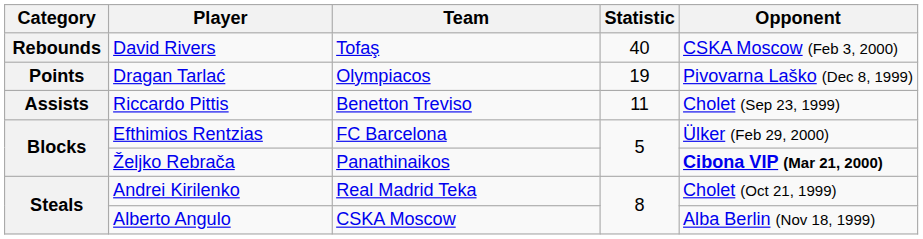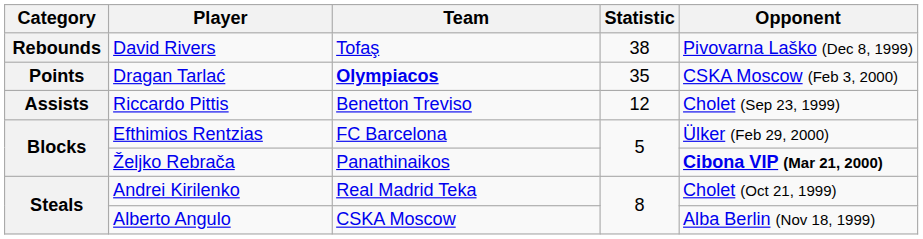(640, 47) 40 -> (640, 47) 38
(791, 47) CSKA Moscow (Feb 3, 2000) -> (798, 47) Pivovarna Laško (Dec 8, 1999)
(383, 76) normal -> (387, 76) bold
(640, 76) 19 -> (640, 76) 35
(798, 76) Pivovarna Laško (Dec 8, 1999) -> (791, 76) CSKA Moscow (Feb 3, 2000)
(640, 104) 11 -> (640, 104) 12
